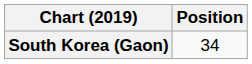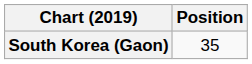(210, 44) 34 -> (210, 44) 35
